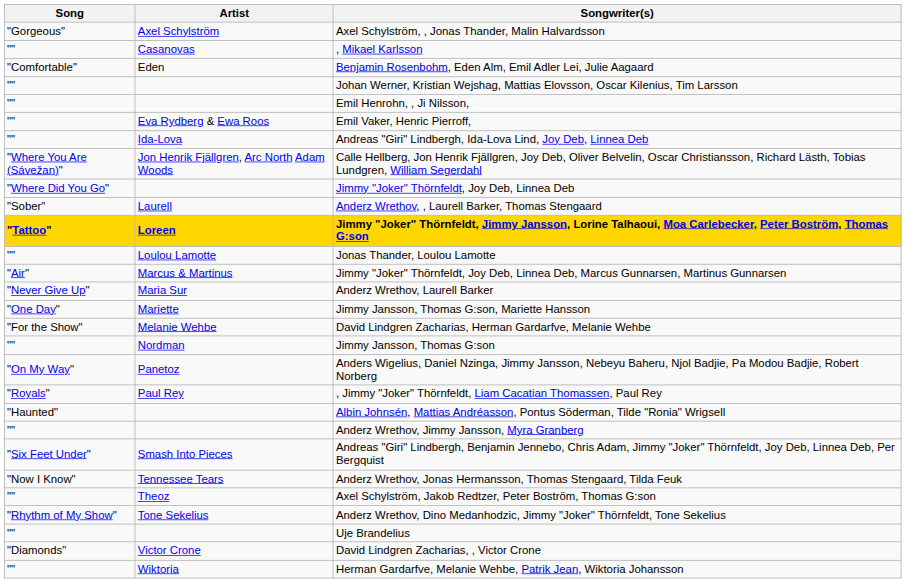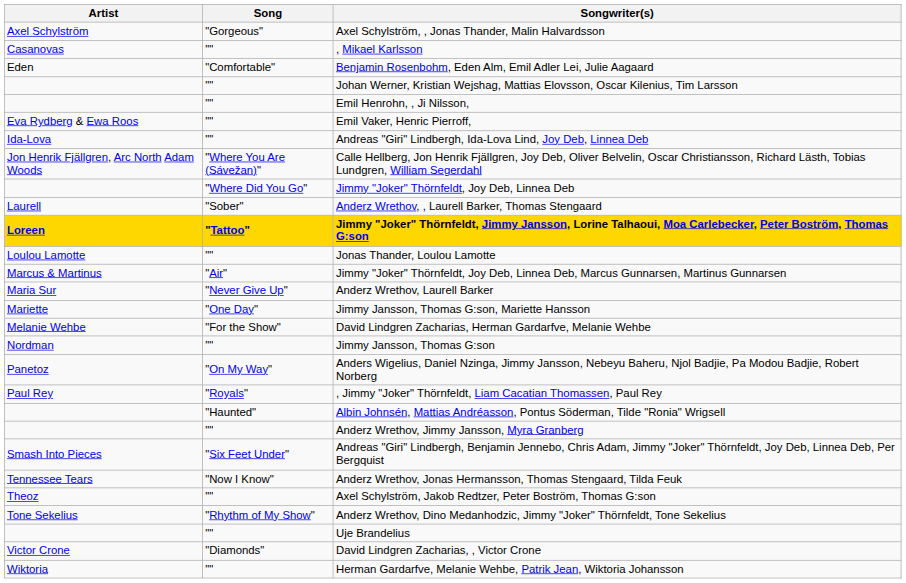columns swapped: (234, 13) <-> (70, 13)
